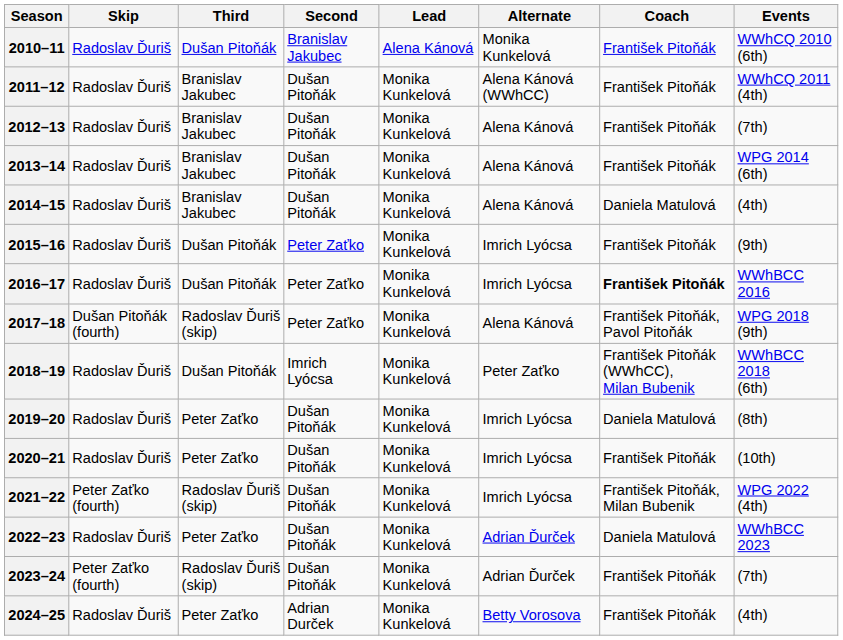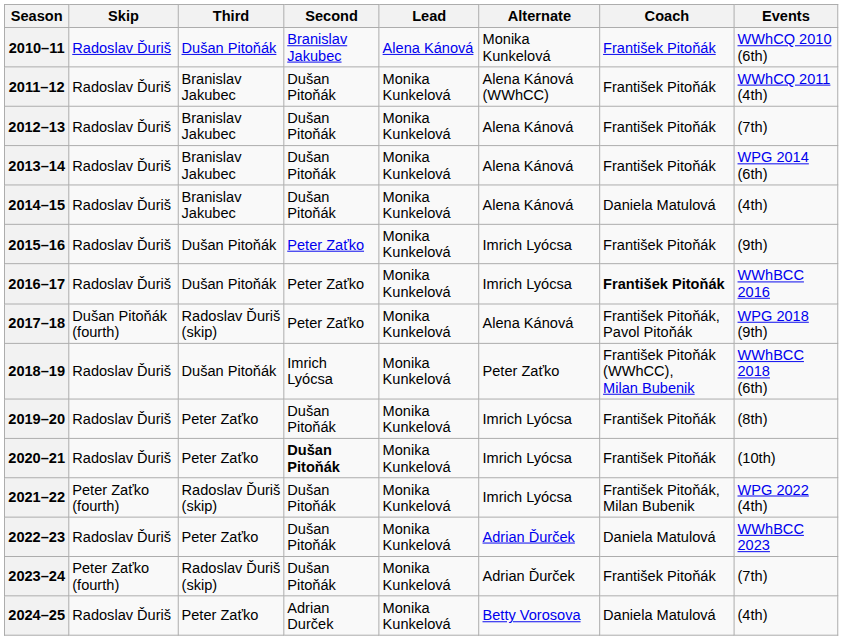(659, 419) Daniela Matulová -> (659, 419) František Pitoňák
(312, 458) normal -> (314, 458) bold
(659, 616) František Pitoňák -> (659, 616) Daniela Matulová
